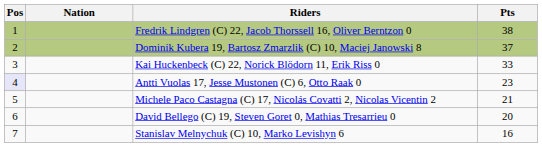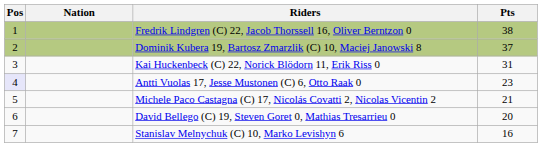(507, 64) 33 -> (507, 64) 31
